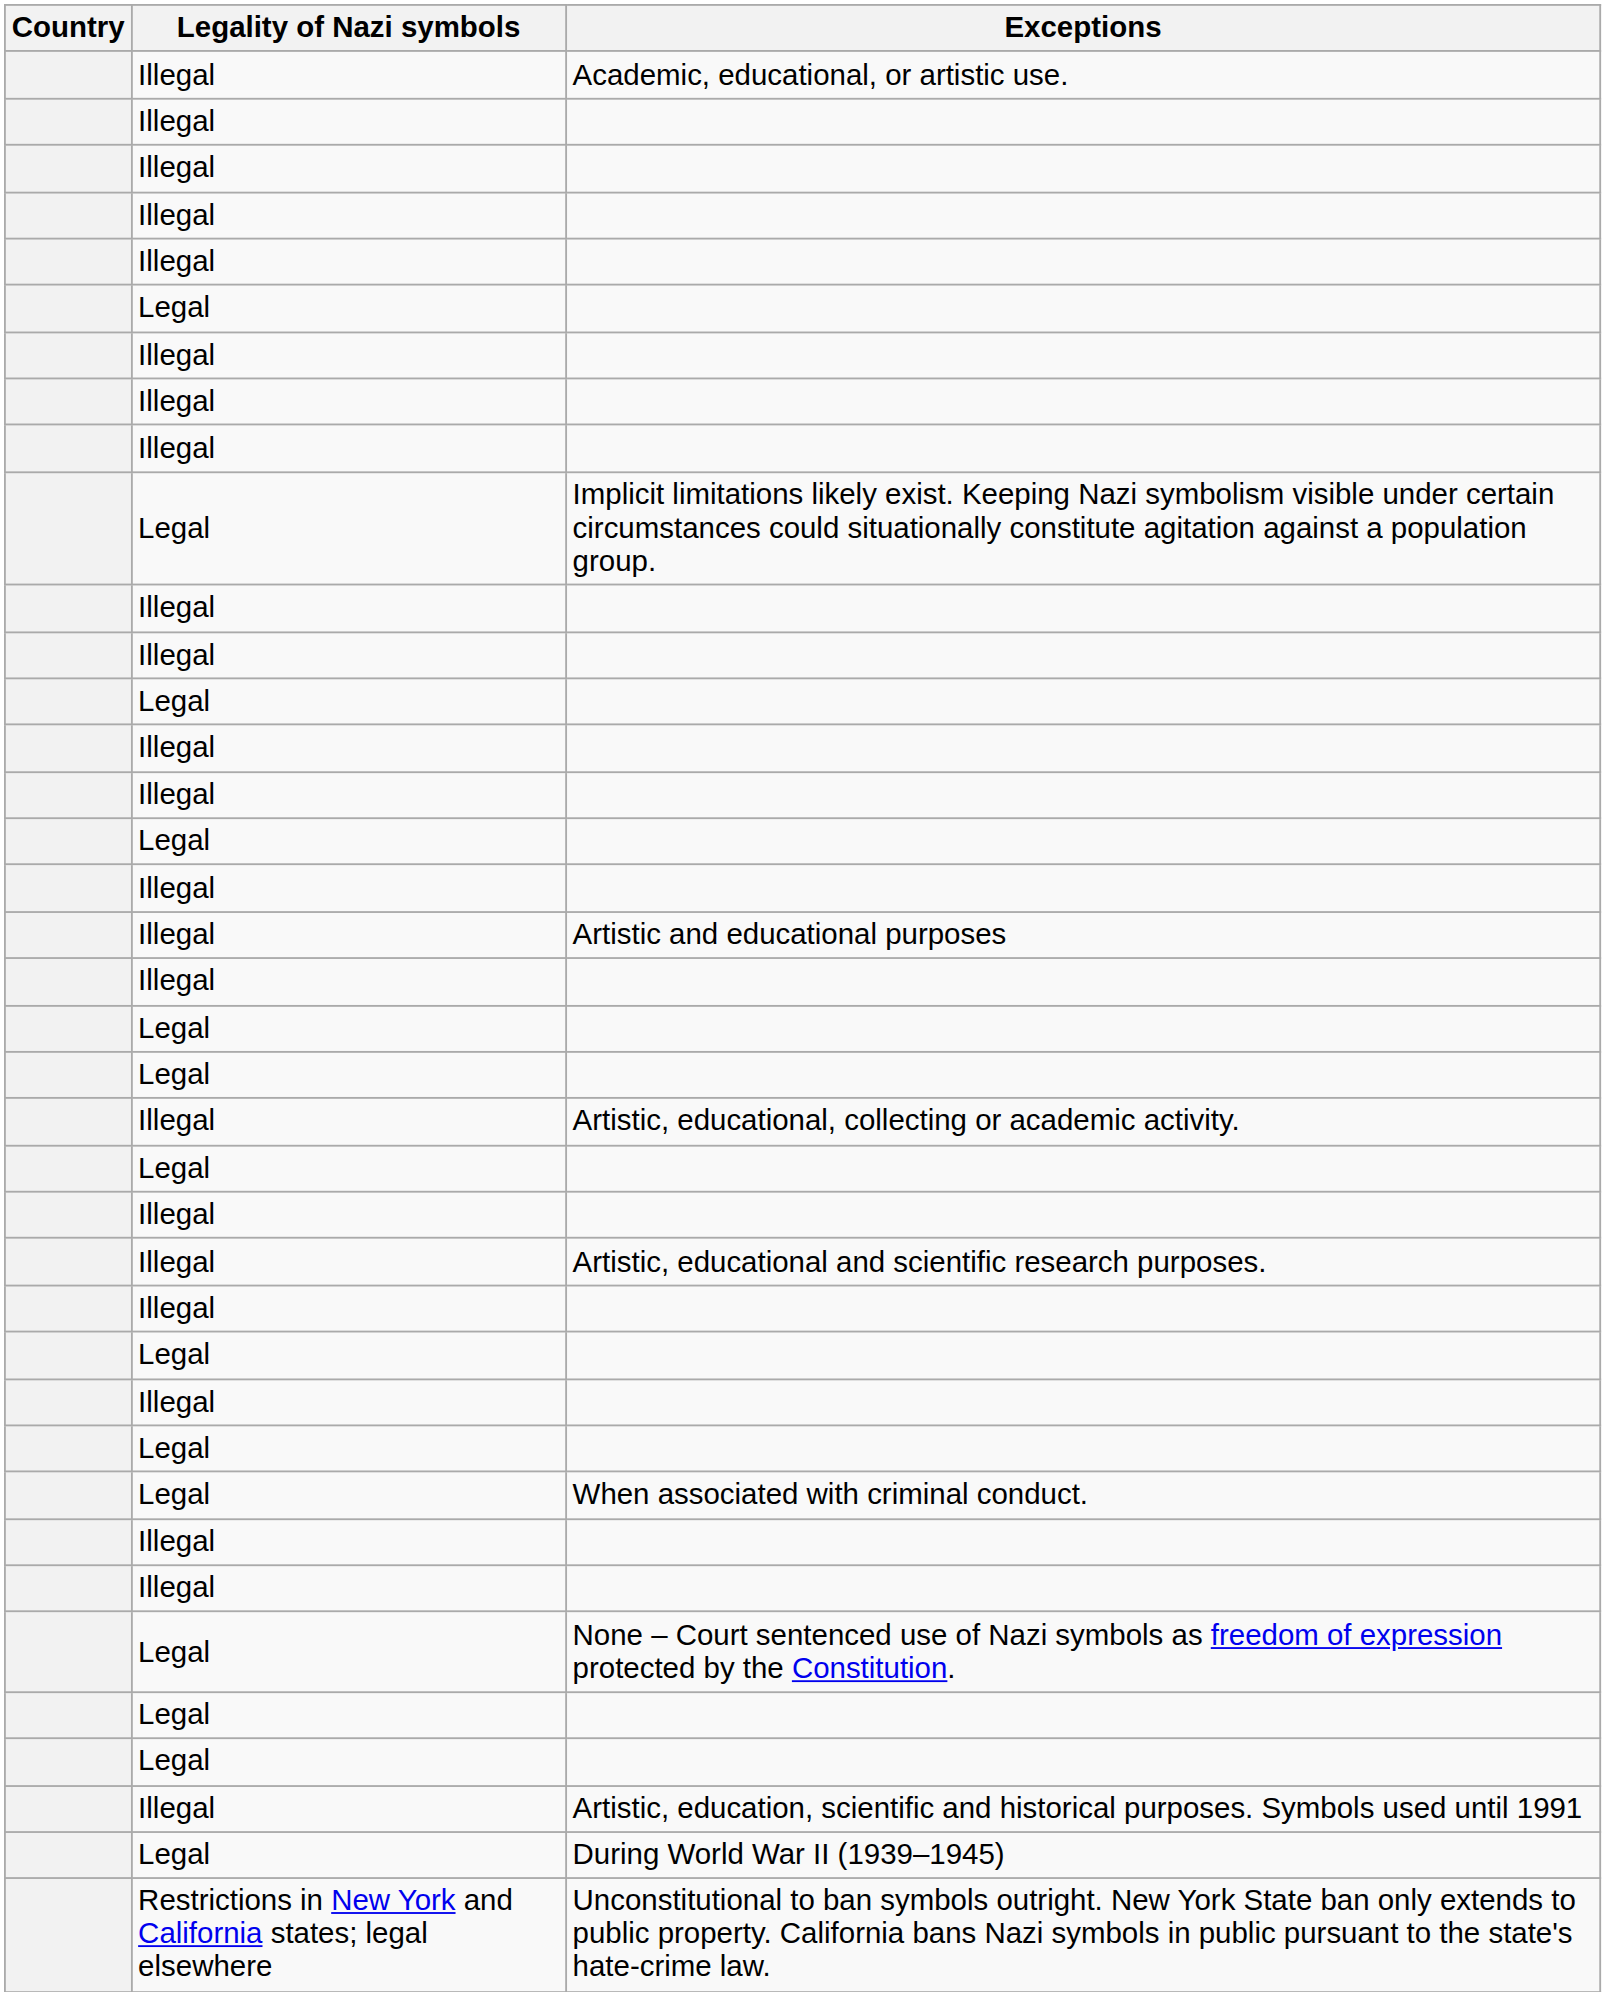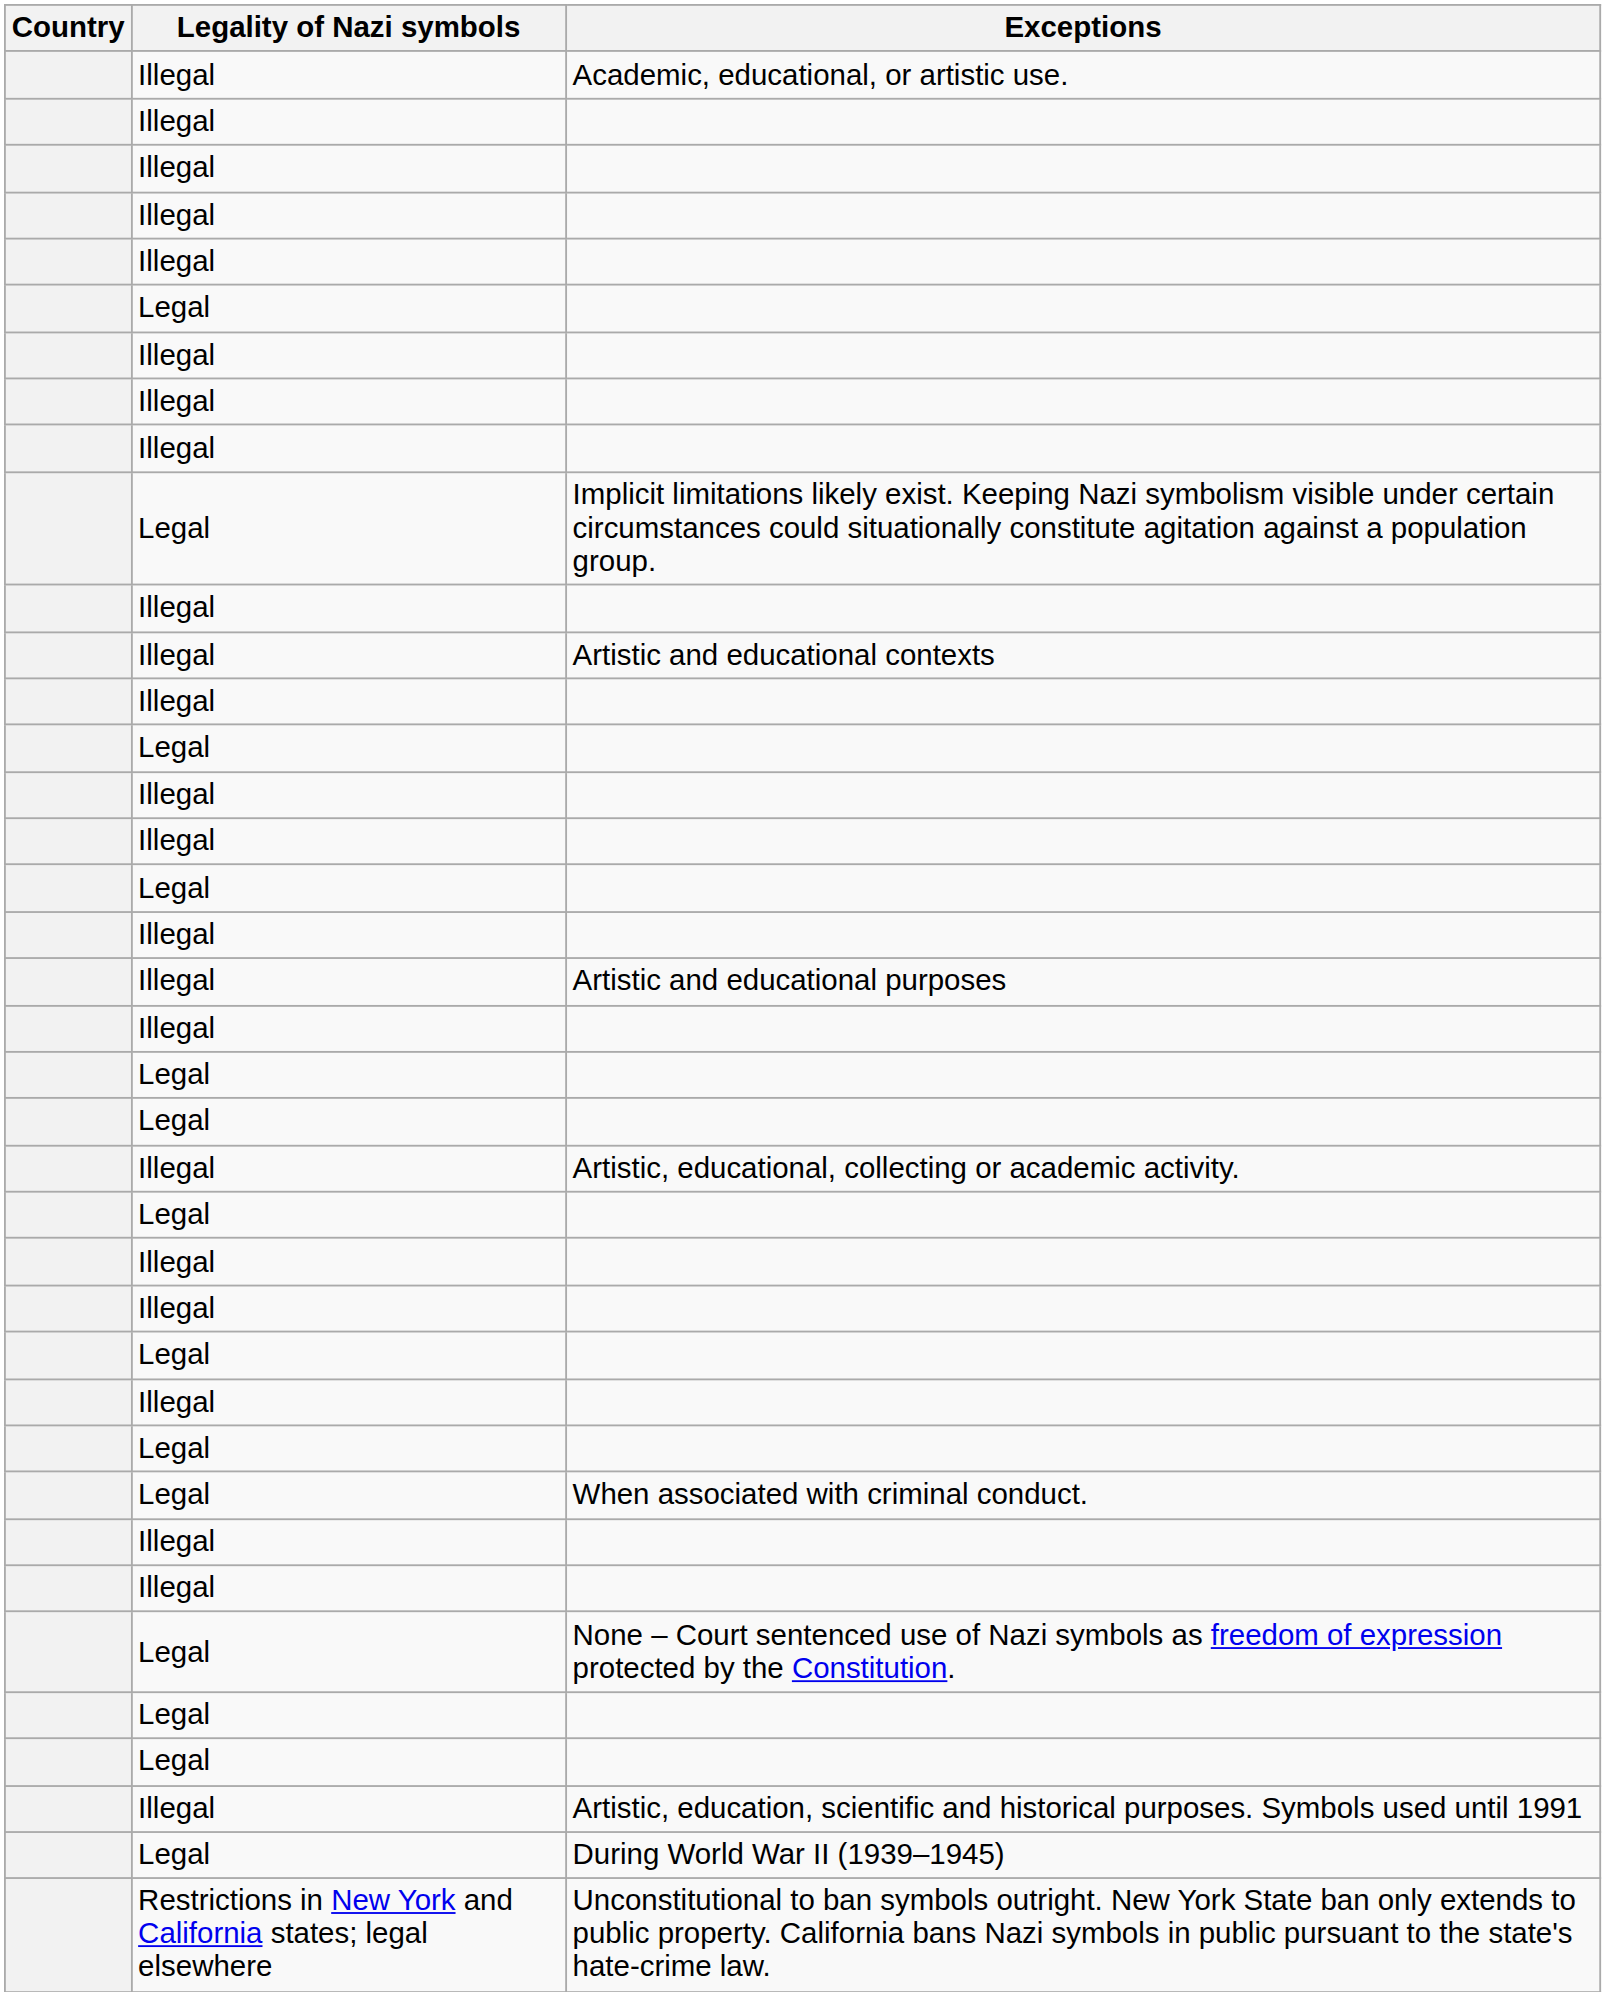+ row: (177, 654)
- row: (177, 1261)
